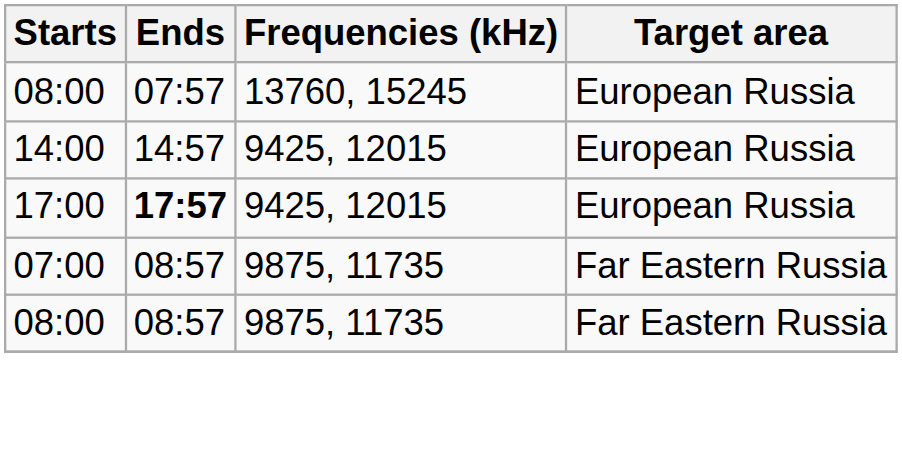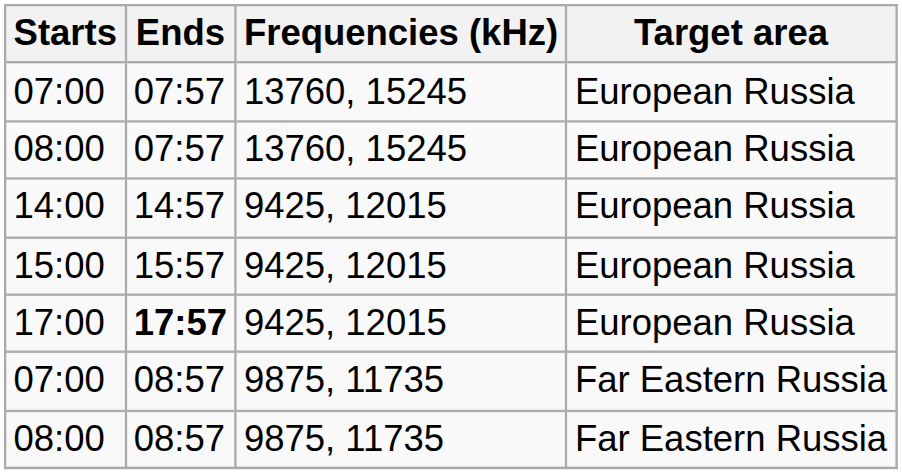+ row: (59, 91)
+ row: (59, 264)
